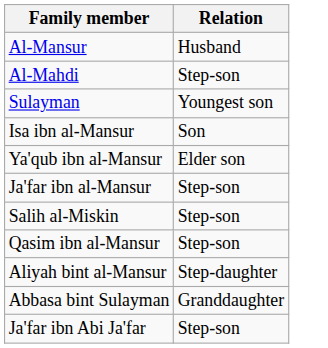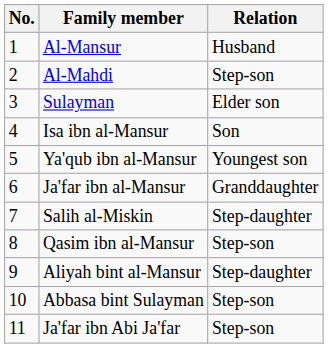+ column: (22, 18)
(225, 103) Youngest son -> (246, 103) Elder son
(211, 159) Elder son -> (260, 159) Youngest son
(209, 187) Step-son -> (265, 187) Granddaughter
(209, 215) Step-son -> (262, 215) Step-daughter
(231, 300) Granddaughter -> (243, 300) Step-son
